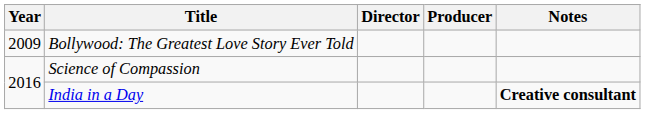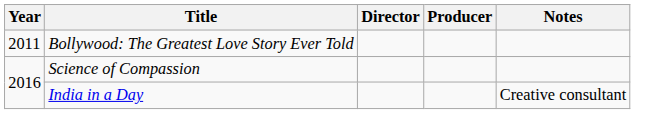(25, 43) 2009 -> (24, 43) 2011
(568, 95) bold -> (563, 95) normal
